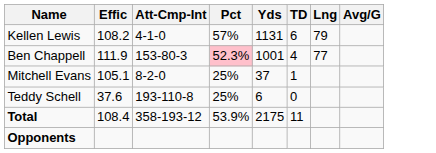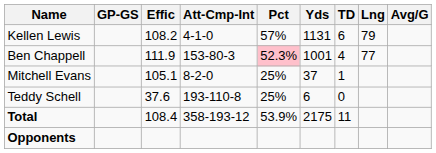+ column: (118, 14)
